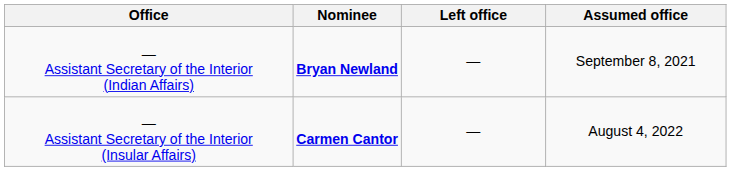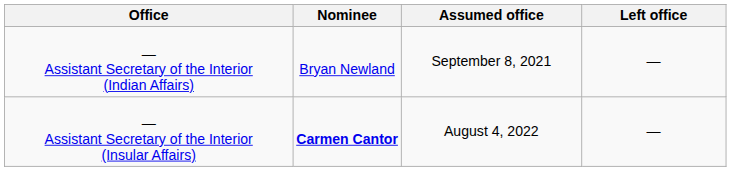columns swapped: (636, 15) <-> (473, 15)
(347, 69) bold -> (347, 69) normal
